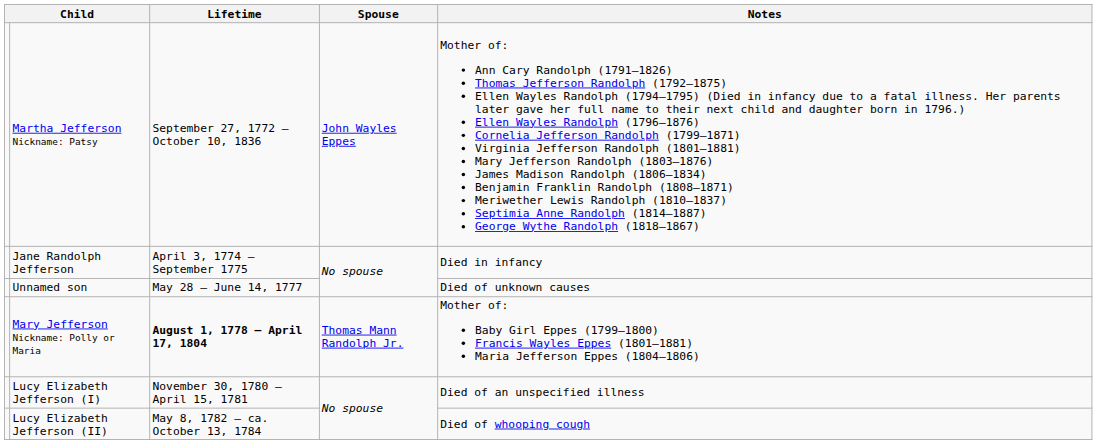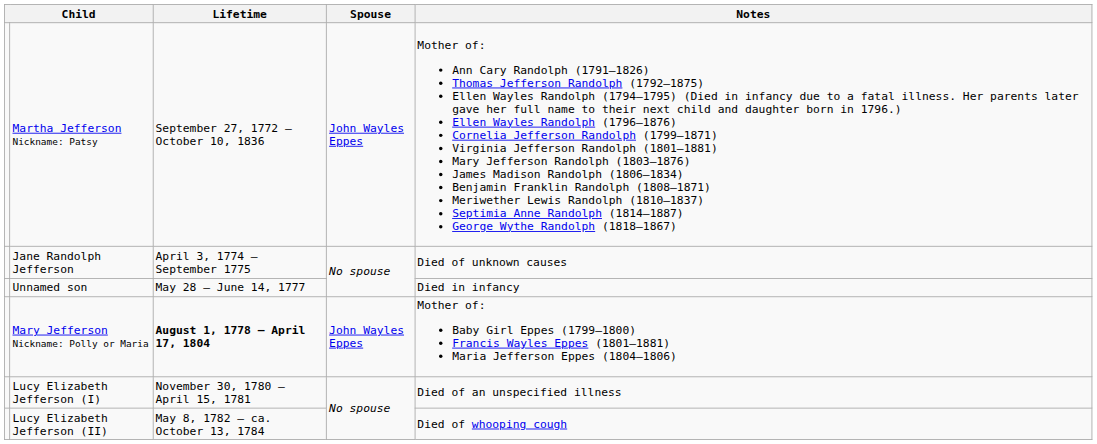(491, 262) Died in infancy -> (492, 262) Died of unknown causes
(515, 287) Died of unknown causes -> (468, 287) Died in infancy
(363, 337) Thomas Mann Randolph Jr. -> (367, 337) John Wayles Eppes
